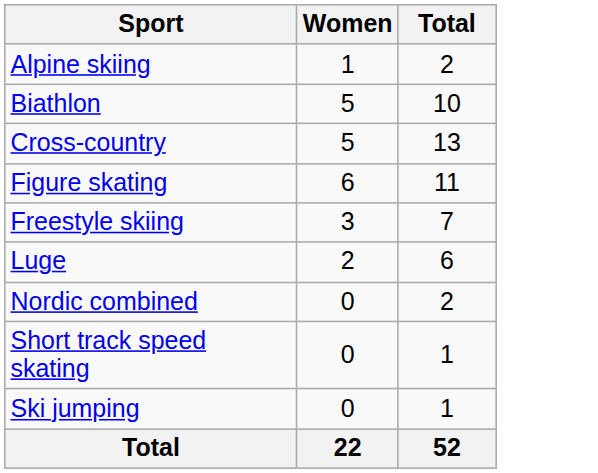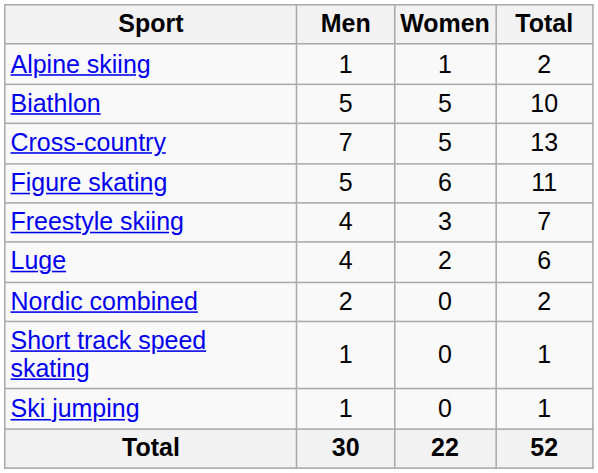+ column: (346, 24)
